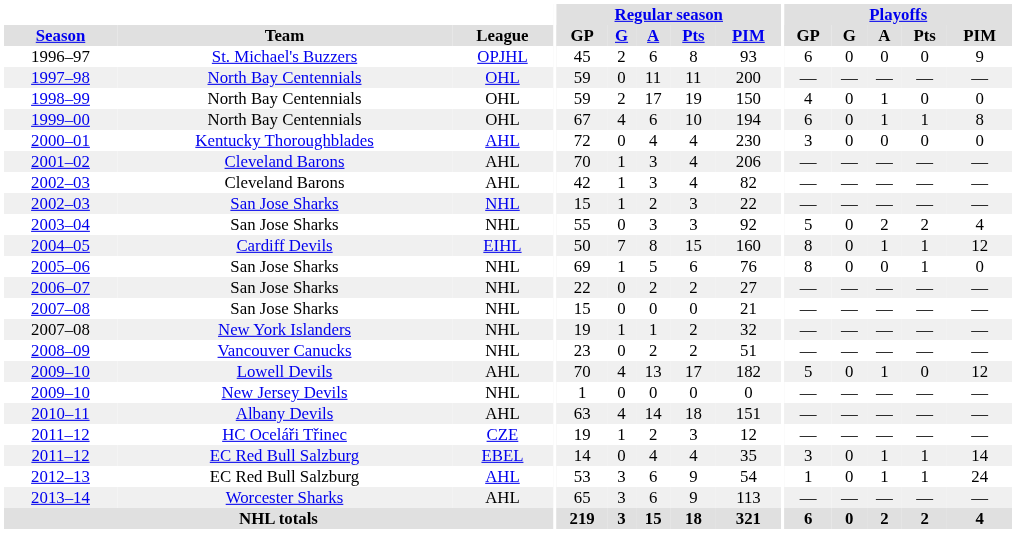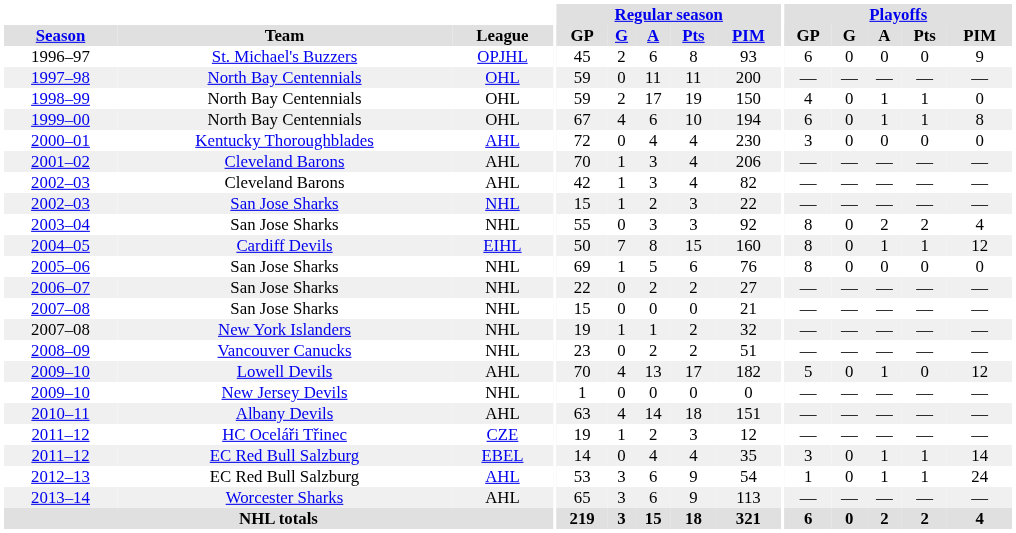(925, 98) 0 -> (925, 98) 1
(808, 224) 5 -> (808, 224) 8
(925, 266) 1 -> (925, 266) 0
